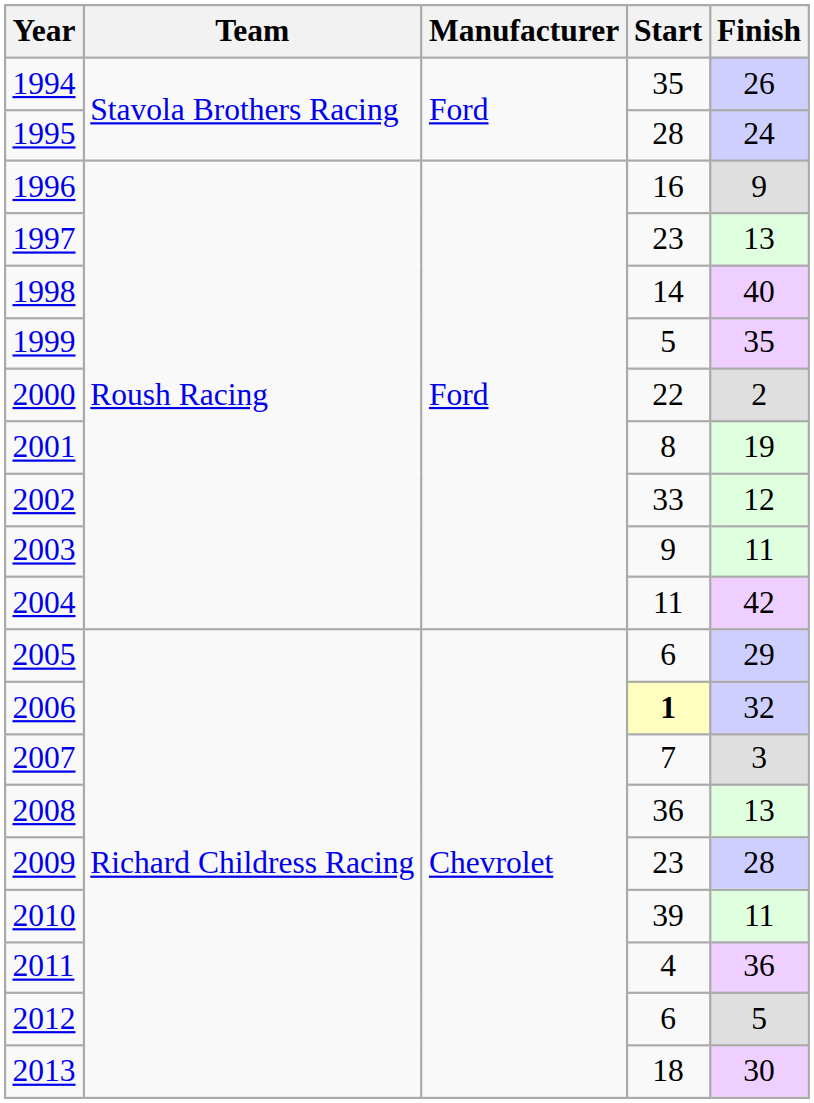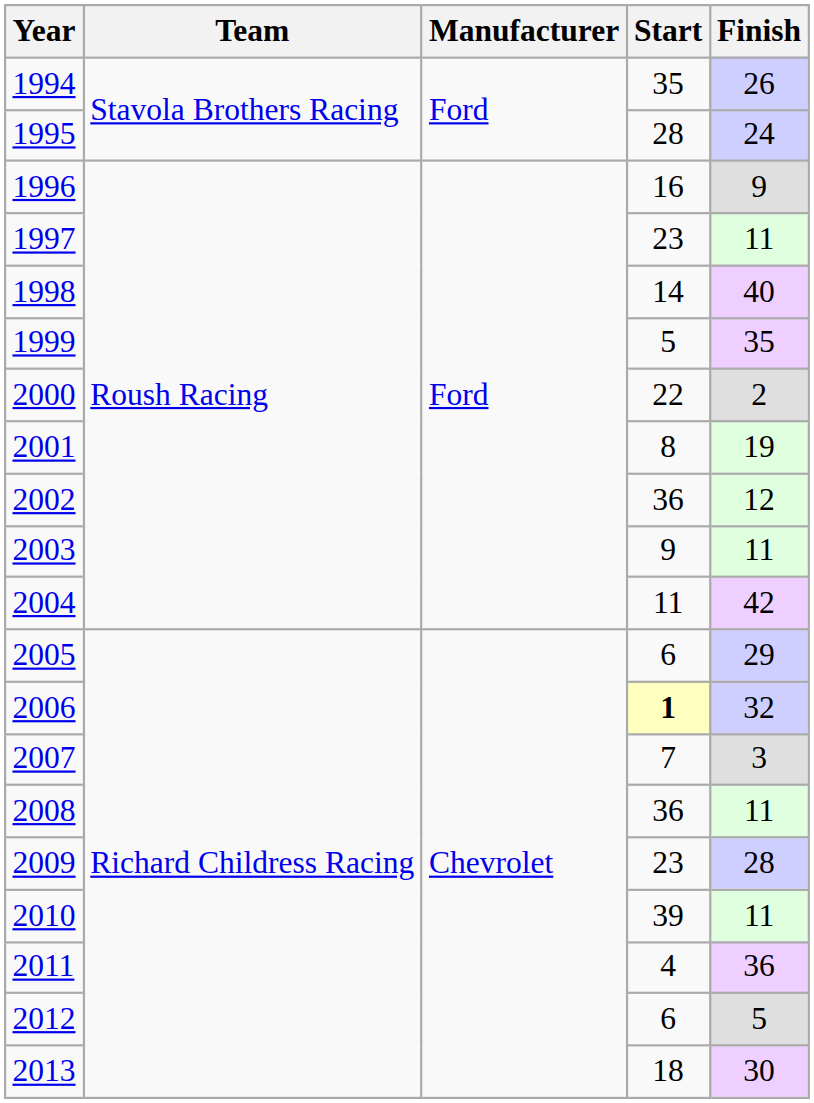(759, 238) 13 -> (759, 238) 11
(668, 499) 33 -> (668, 499) 36
(759, 811) 13 -> (759, 811) 11
